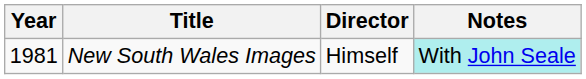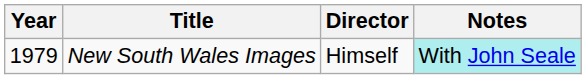(34, 55) 1981 -> (34, 55) 1979
